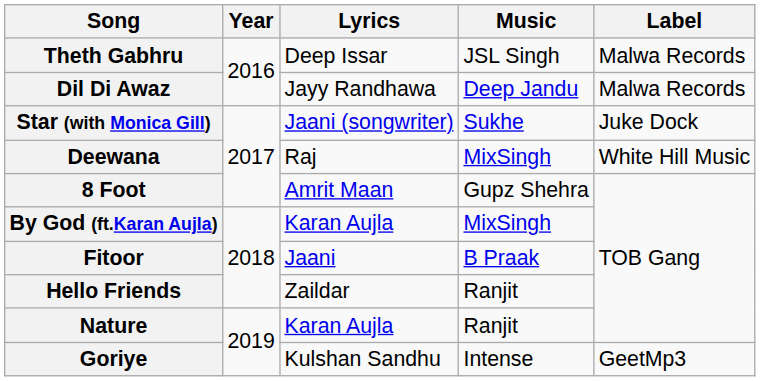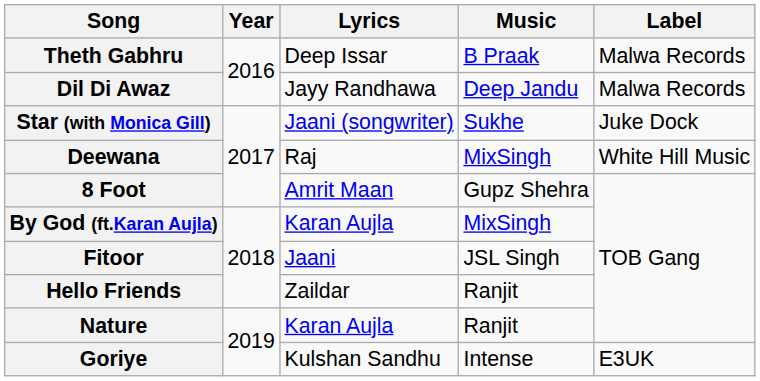(512, 55) JSL Singh -> (501, 55) B Praak
(501, 257) B Praak -> (512, 257) JSL Singh
(642, 358) GeetMp3 -> (626, 358) E3UK
